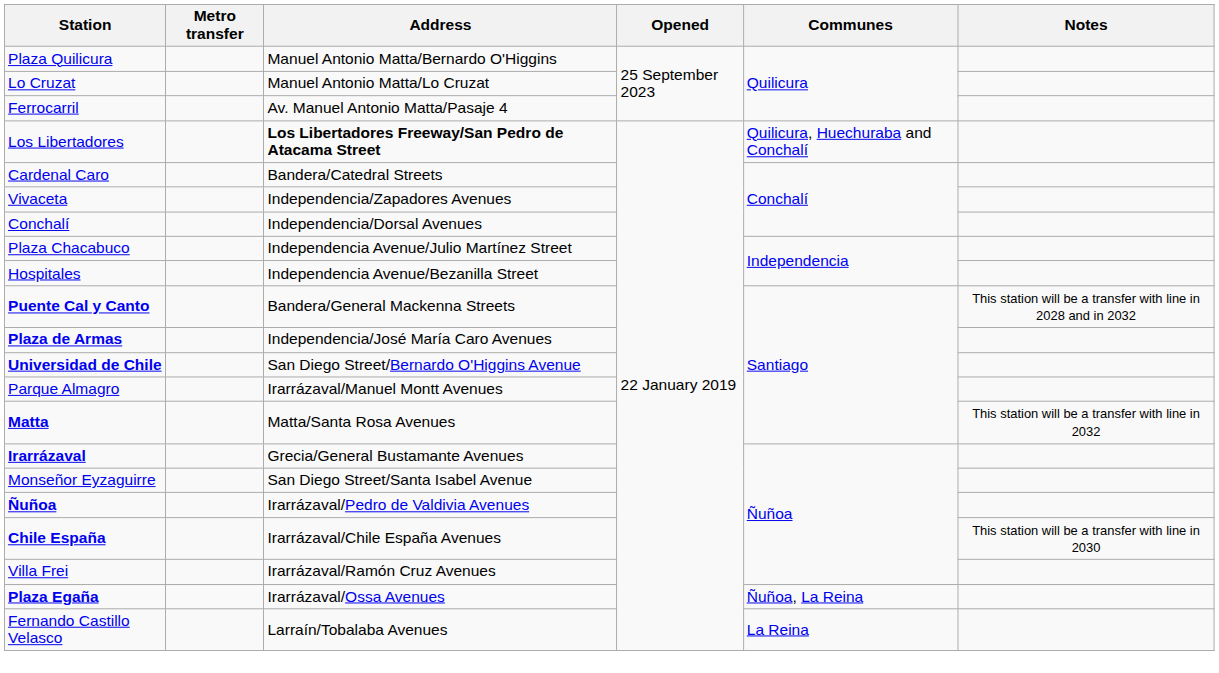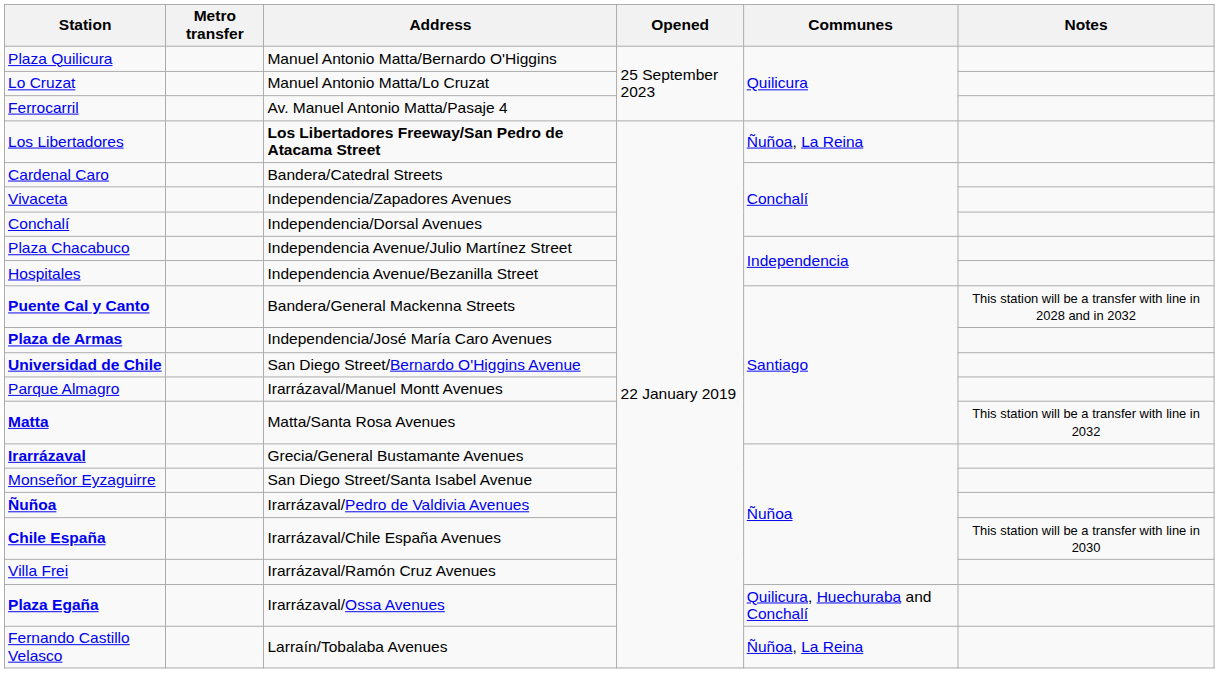(839, 141) Quilicura, Huechuraba and Conchalí -> (805, 141) Ñuñoa, La Reina
(805, 596) Ñuñoa, La Reina -> (839, 605) Quilicura, Huechuraba and Conchalí
(778, 629) La Reina -> (805, 647) Ñuñoa, La Reina
